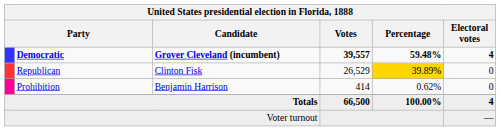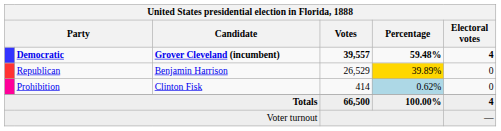(178, 71) Clinton Fisk -> (191, 71) Benjamin Harrison
(191, 87) Benjamin Harrison -> (178, 87) Clinton Fisk
(429, 87) no background -> (429, 87) lightblue background
